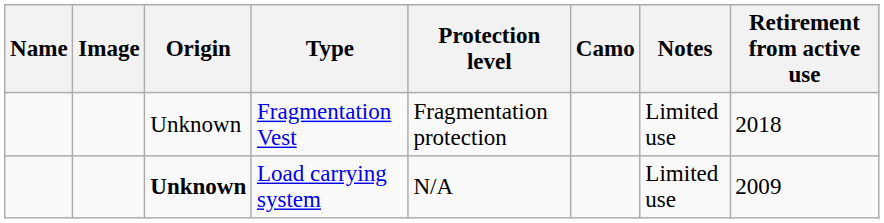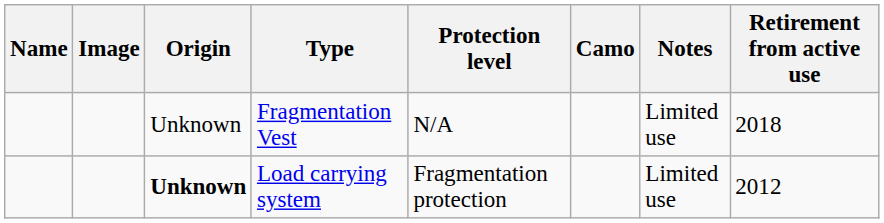(481, 124) Fragmentation protection -> (433, 124) N/A
(433, 186) N/A -> (481, 186) Fragmentation protection
(758, 186) 2009 -> (758, 186) 2012
